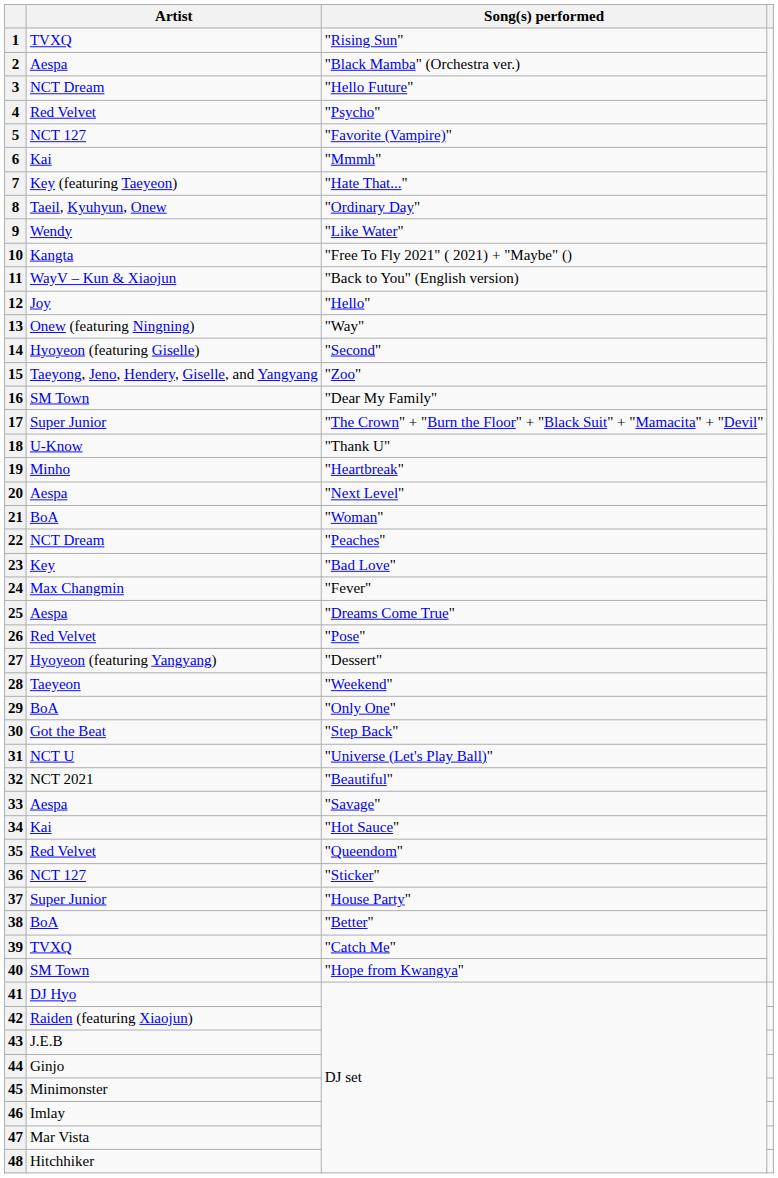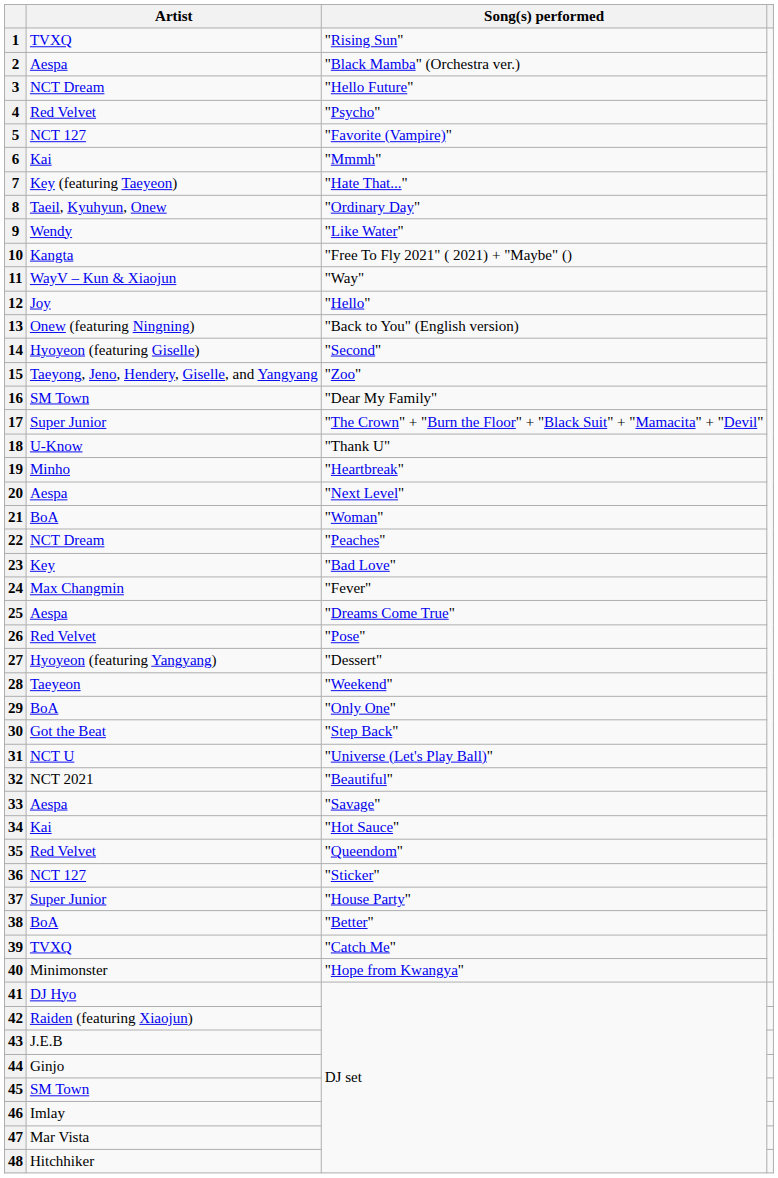(422, 278) "Back to You" (English version) -> (344, 278) "Way"
(344, 326) "Way" -> (422, 326) "Back to You" (English version)
(60, 970) SM Town -> (69, 970) Minimonster
(69, 1089) Minimonster -> (60, 1089) SM Town
